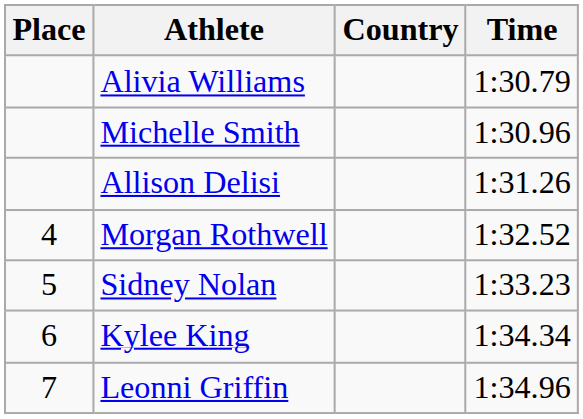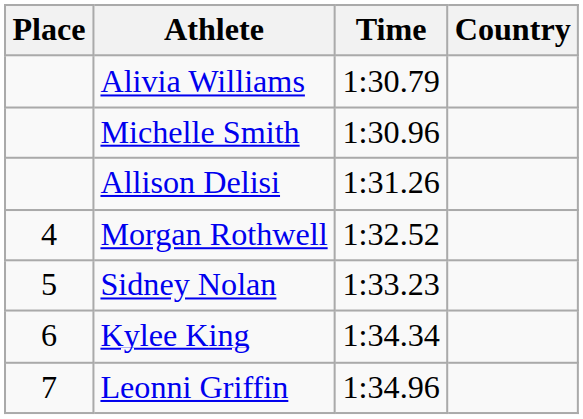columns swapped: (401, 30) <-> (522, 30)
